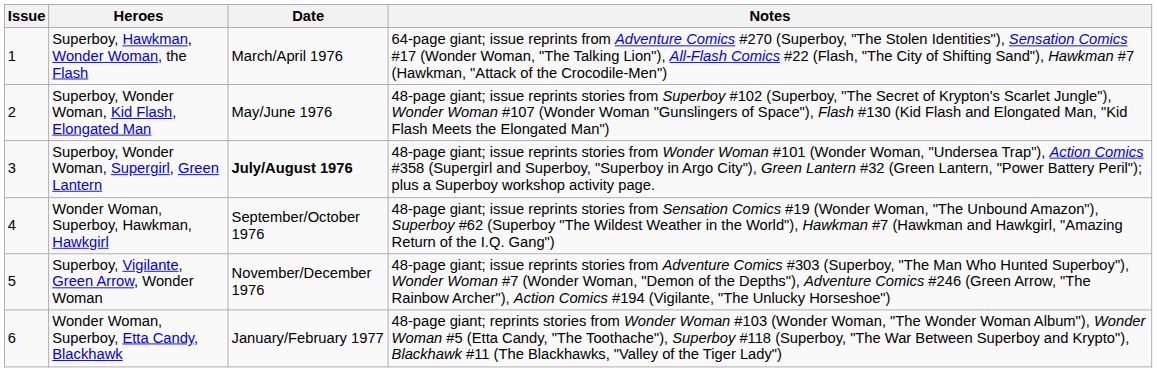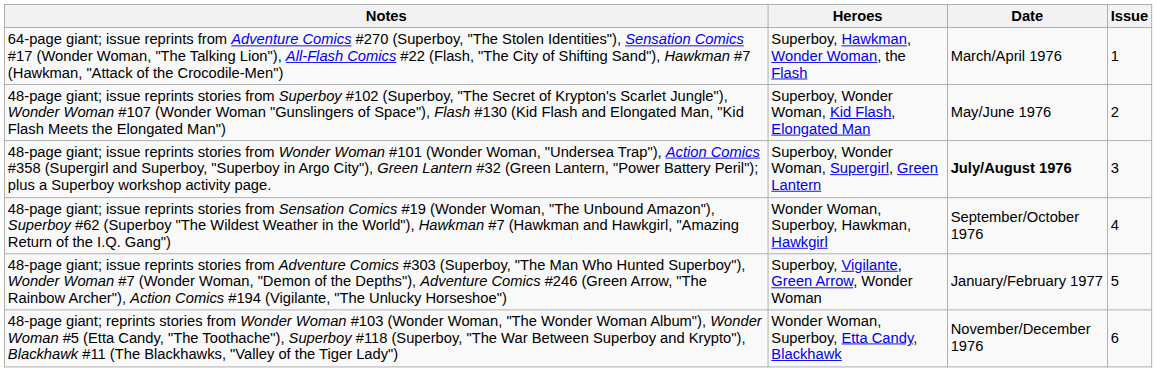columns swapped: (27, 16) <-> (770, 16)
(302, 281) November/December 1976 -> (1027, 281) January/February 1977
(308, 338) January/February 1977 -> (1021, 338) November/December 1976
